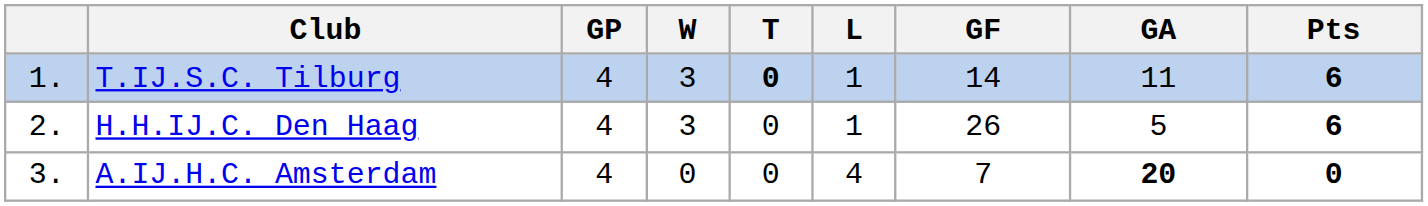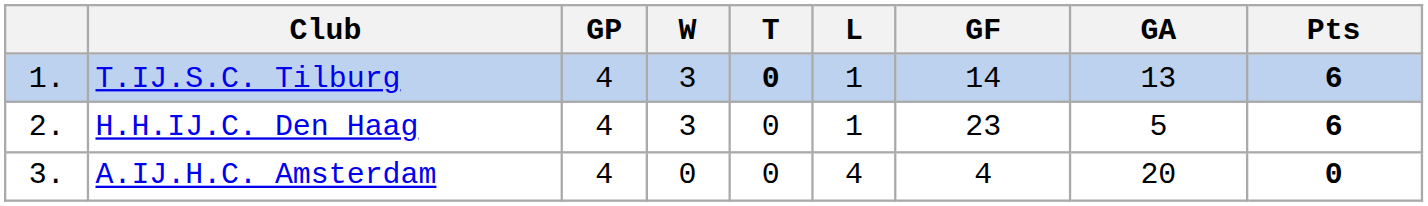(1158, 78) 11 -> (1158, 78) 13
(983, 127) 26 -> (983, 127) 23
(983, 176) 7 -> (983, 176) 4
(1158, 176) bold -> (1158, 176) normal
